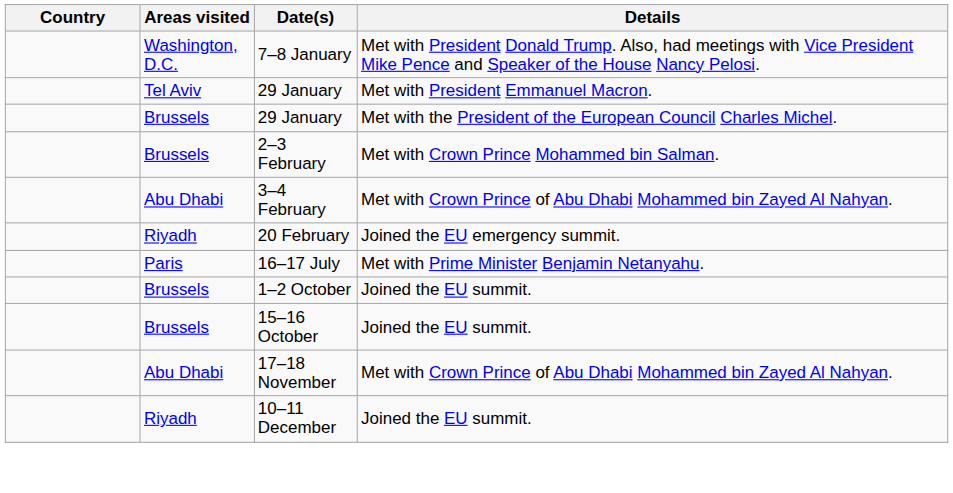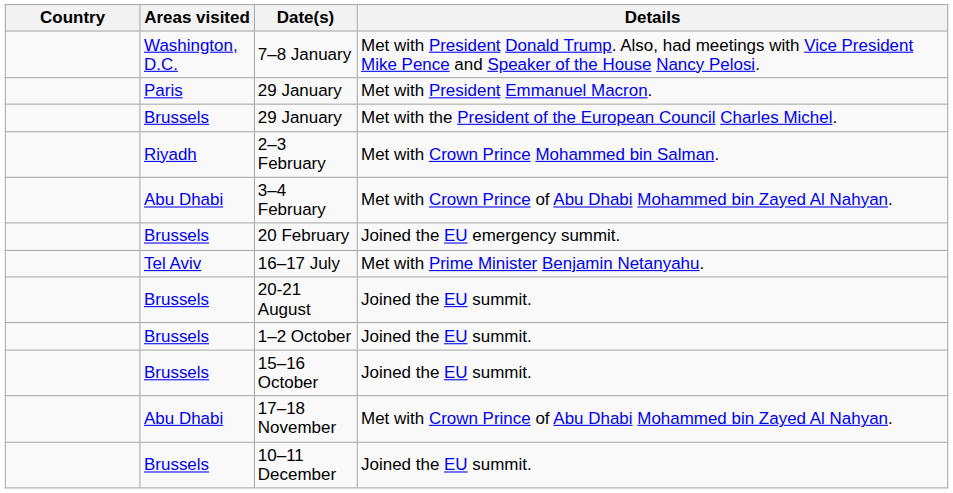(173, 90) Tel Aviv -> (163, 90) Paris
(177, 154) Brussels -> (170, 154) Riyadh
(170, 236) Riyadh -> (177, 236) Brussels
(163, 263) Paris -> (173, 263) Tel Aviv
+ row: (284, 299)
(170, 418) Riyadh -> (177, 464) Brussels
